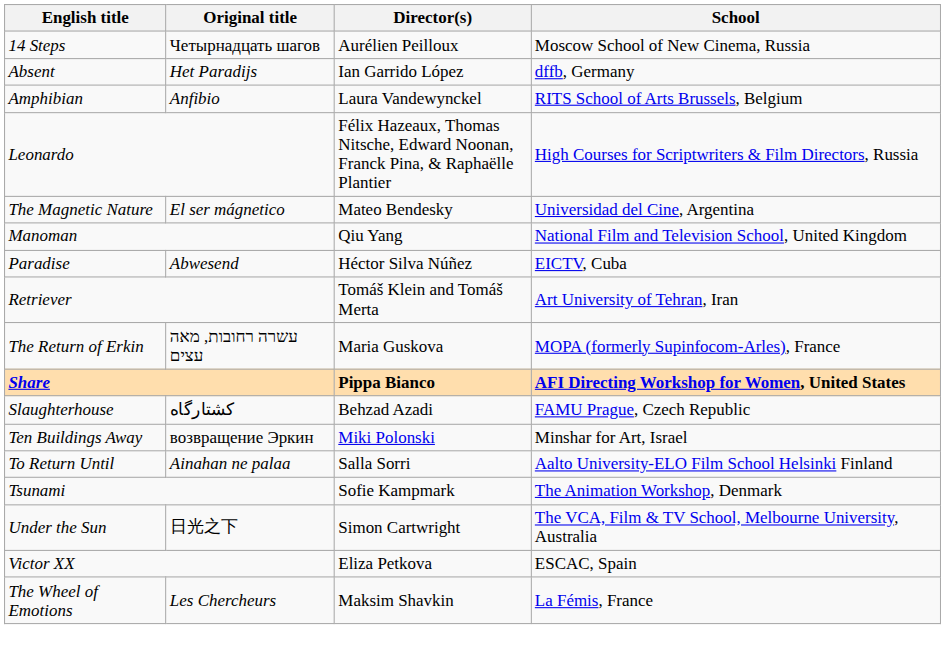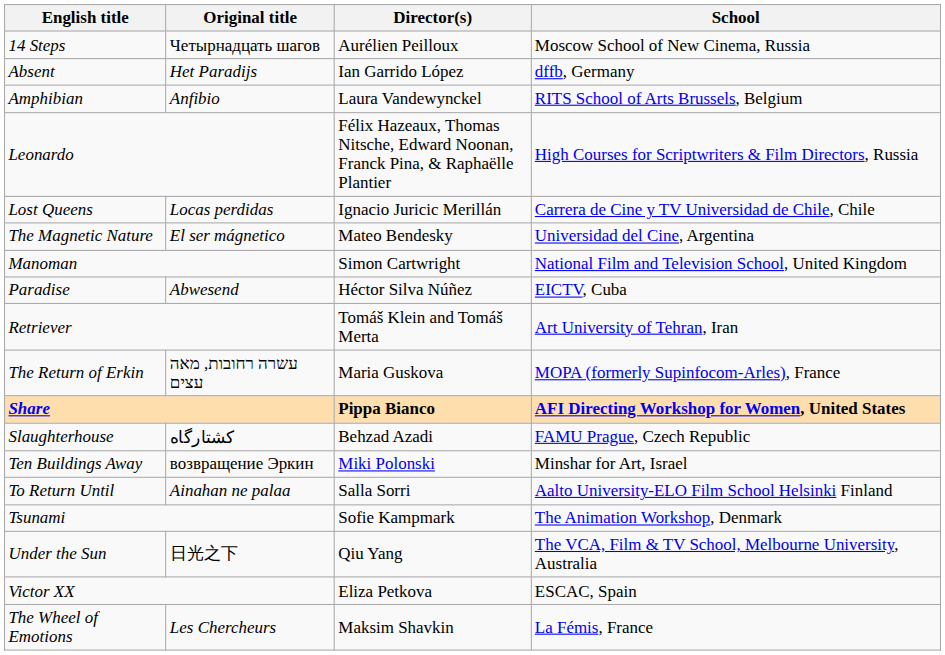+ row: (51, 209)
(370, 236) Qiu Yang -> (399, 263) Simon Cartwright
(399, 527) Simon Cartwright -> (370, 554) Qiu Yang
